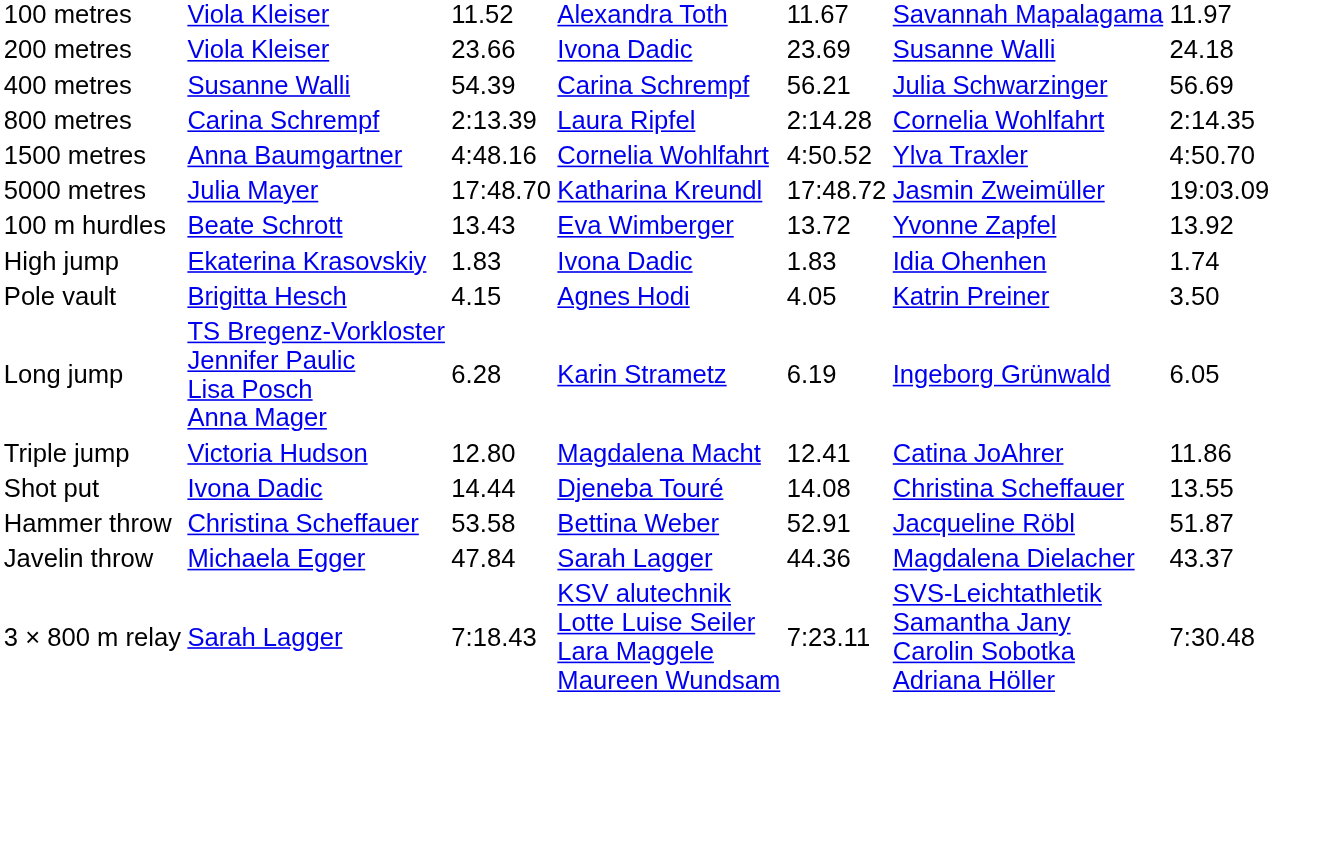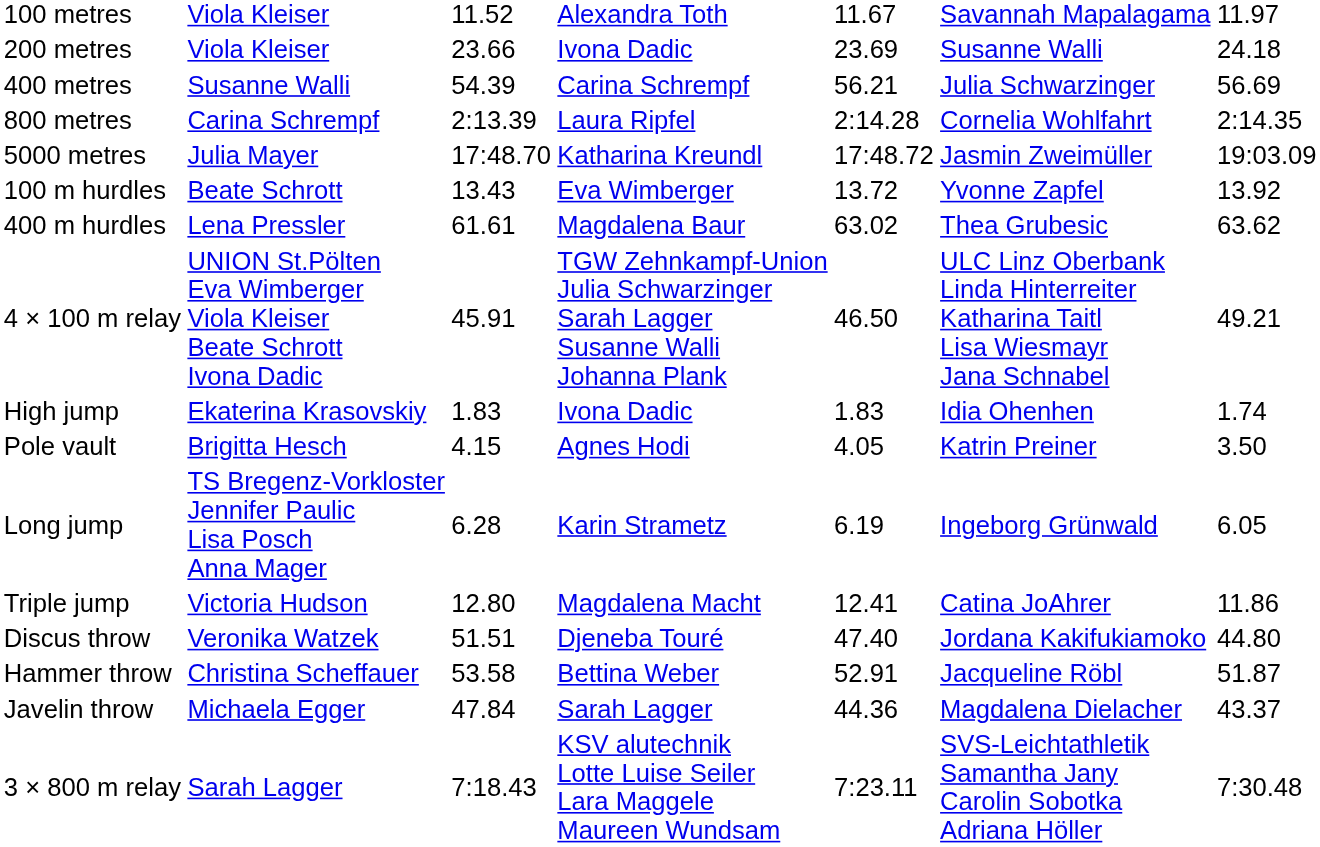- row: (75, 155)
+ row: (85, 226)
+ row: (92, 318)
- row: (51, 488)
+ row: (77, 638)
